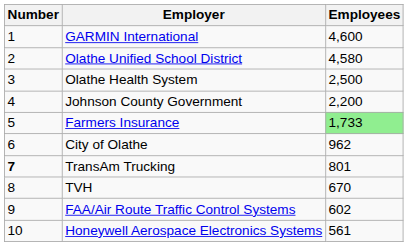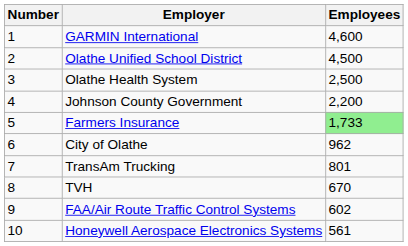(346, 58) 4,580 -> (346, 58) 4,500
(11, 166) bold -> (11, 166) normal
